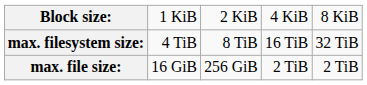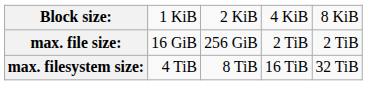rows swapped: (76, 67) <-> (76, 42)
